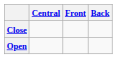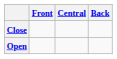columns swapped: (75, 13) <-> (46, 13)
